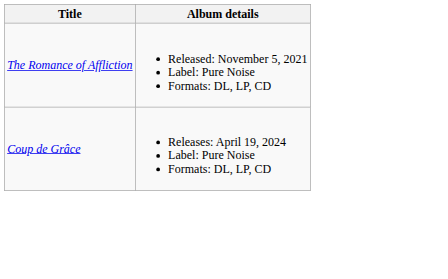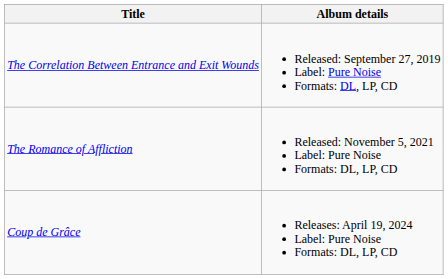+ row: (133, 65)
